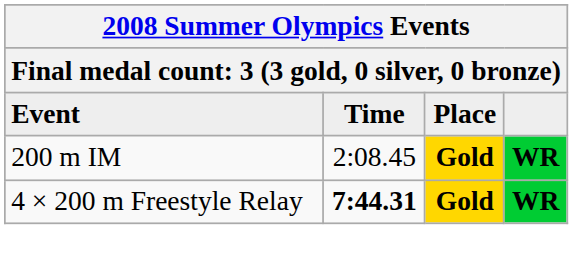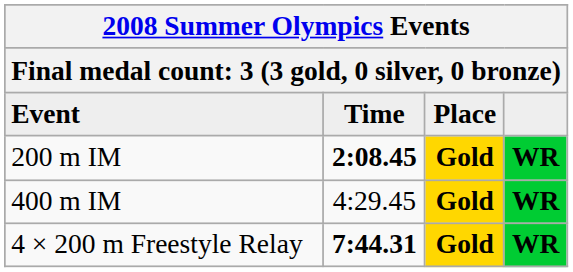(374, 157) normal -> (374, 157) bold
+ row: (66, 200)
